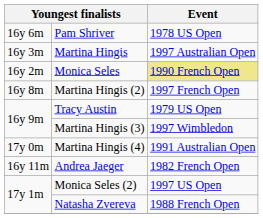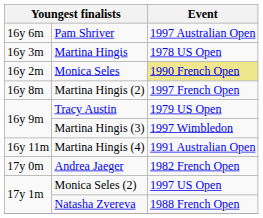(186, 33) 1978 US Open -> (203, 33) 1997 Australian Open
(203, 52) 1997 Australian Open -> (186, 52) 1978 US Open
(25, 147) 17y 0m -> (28, 147) 16y 11m
(28, 166) 16y 11m -> (25, 166) 17y 0m
